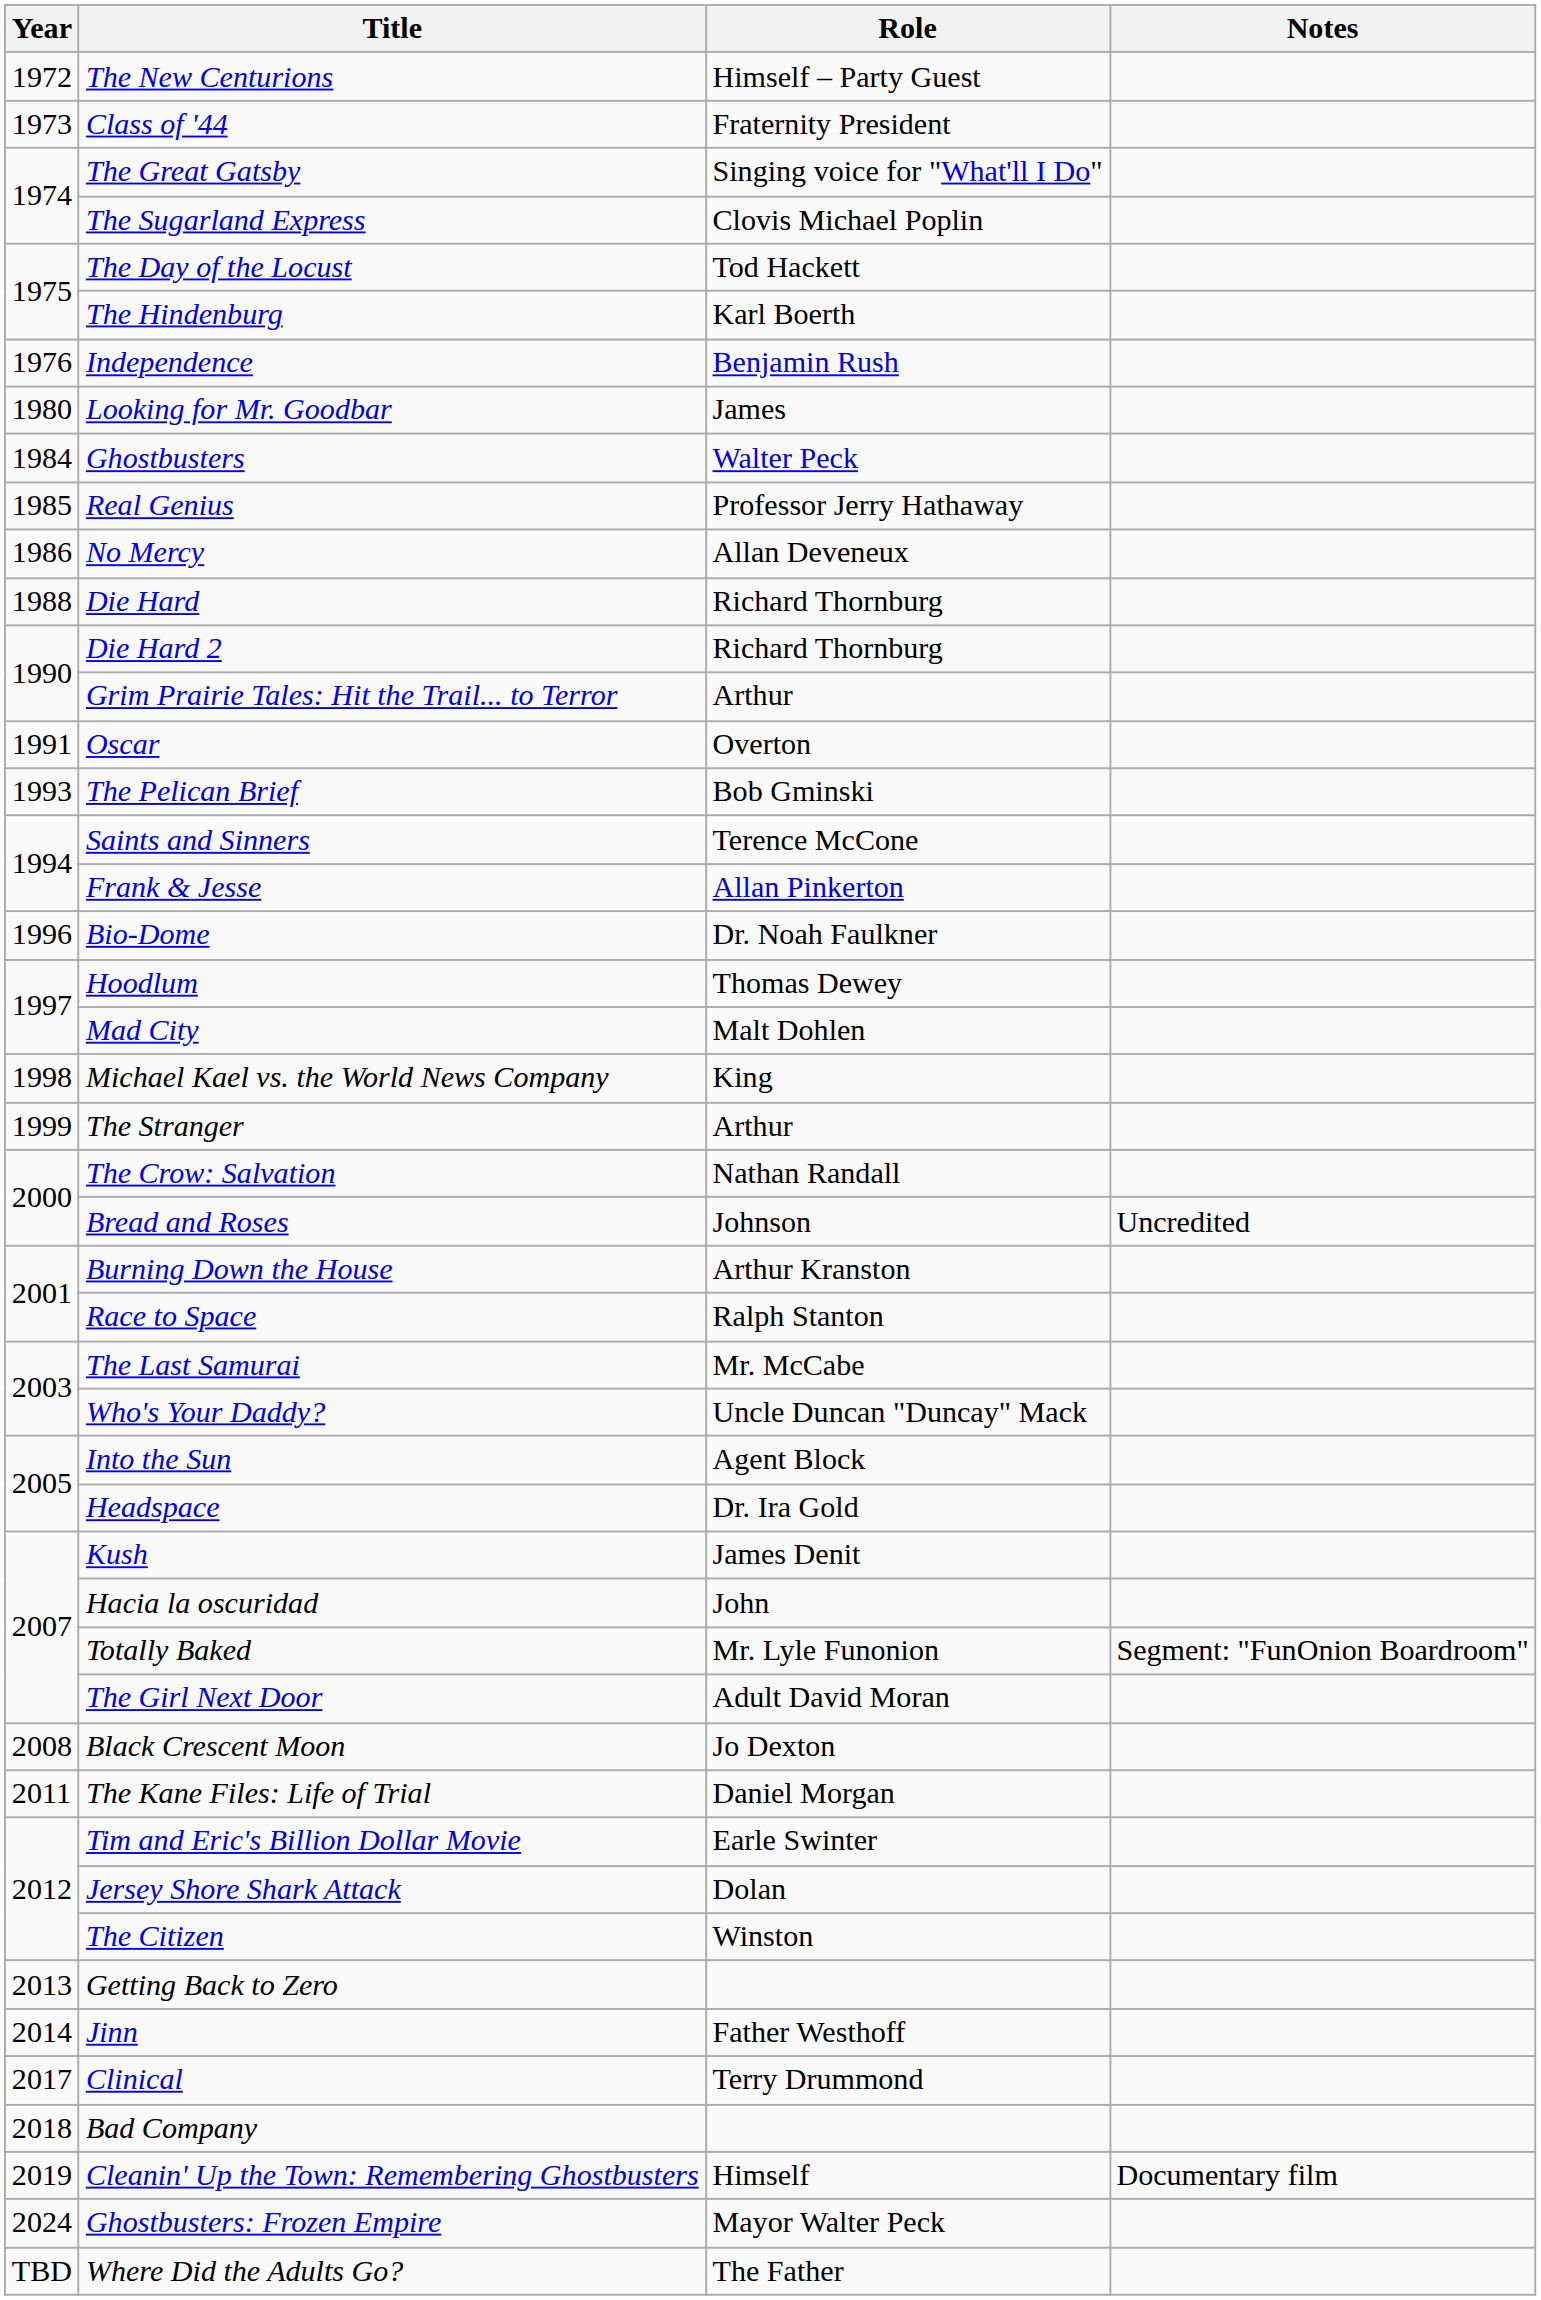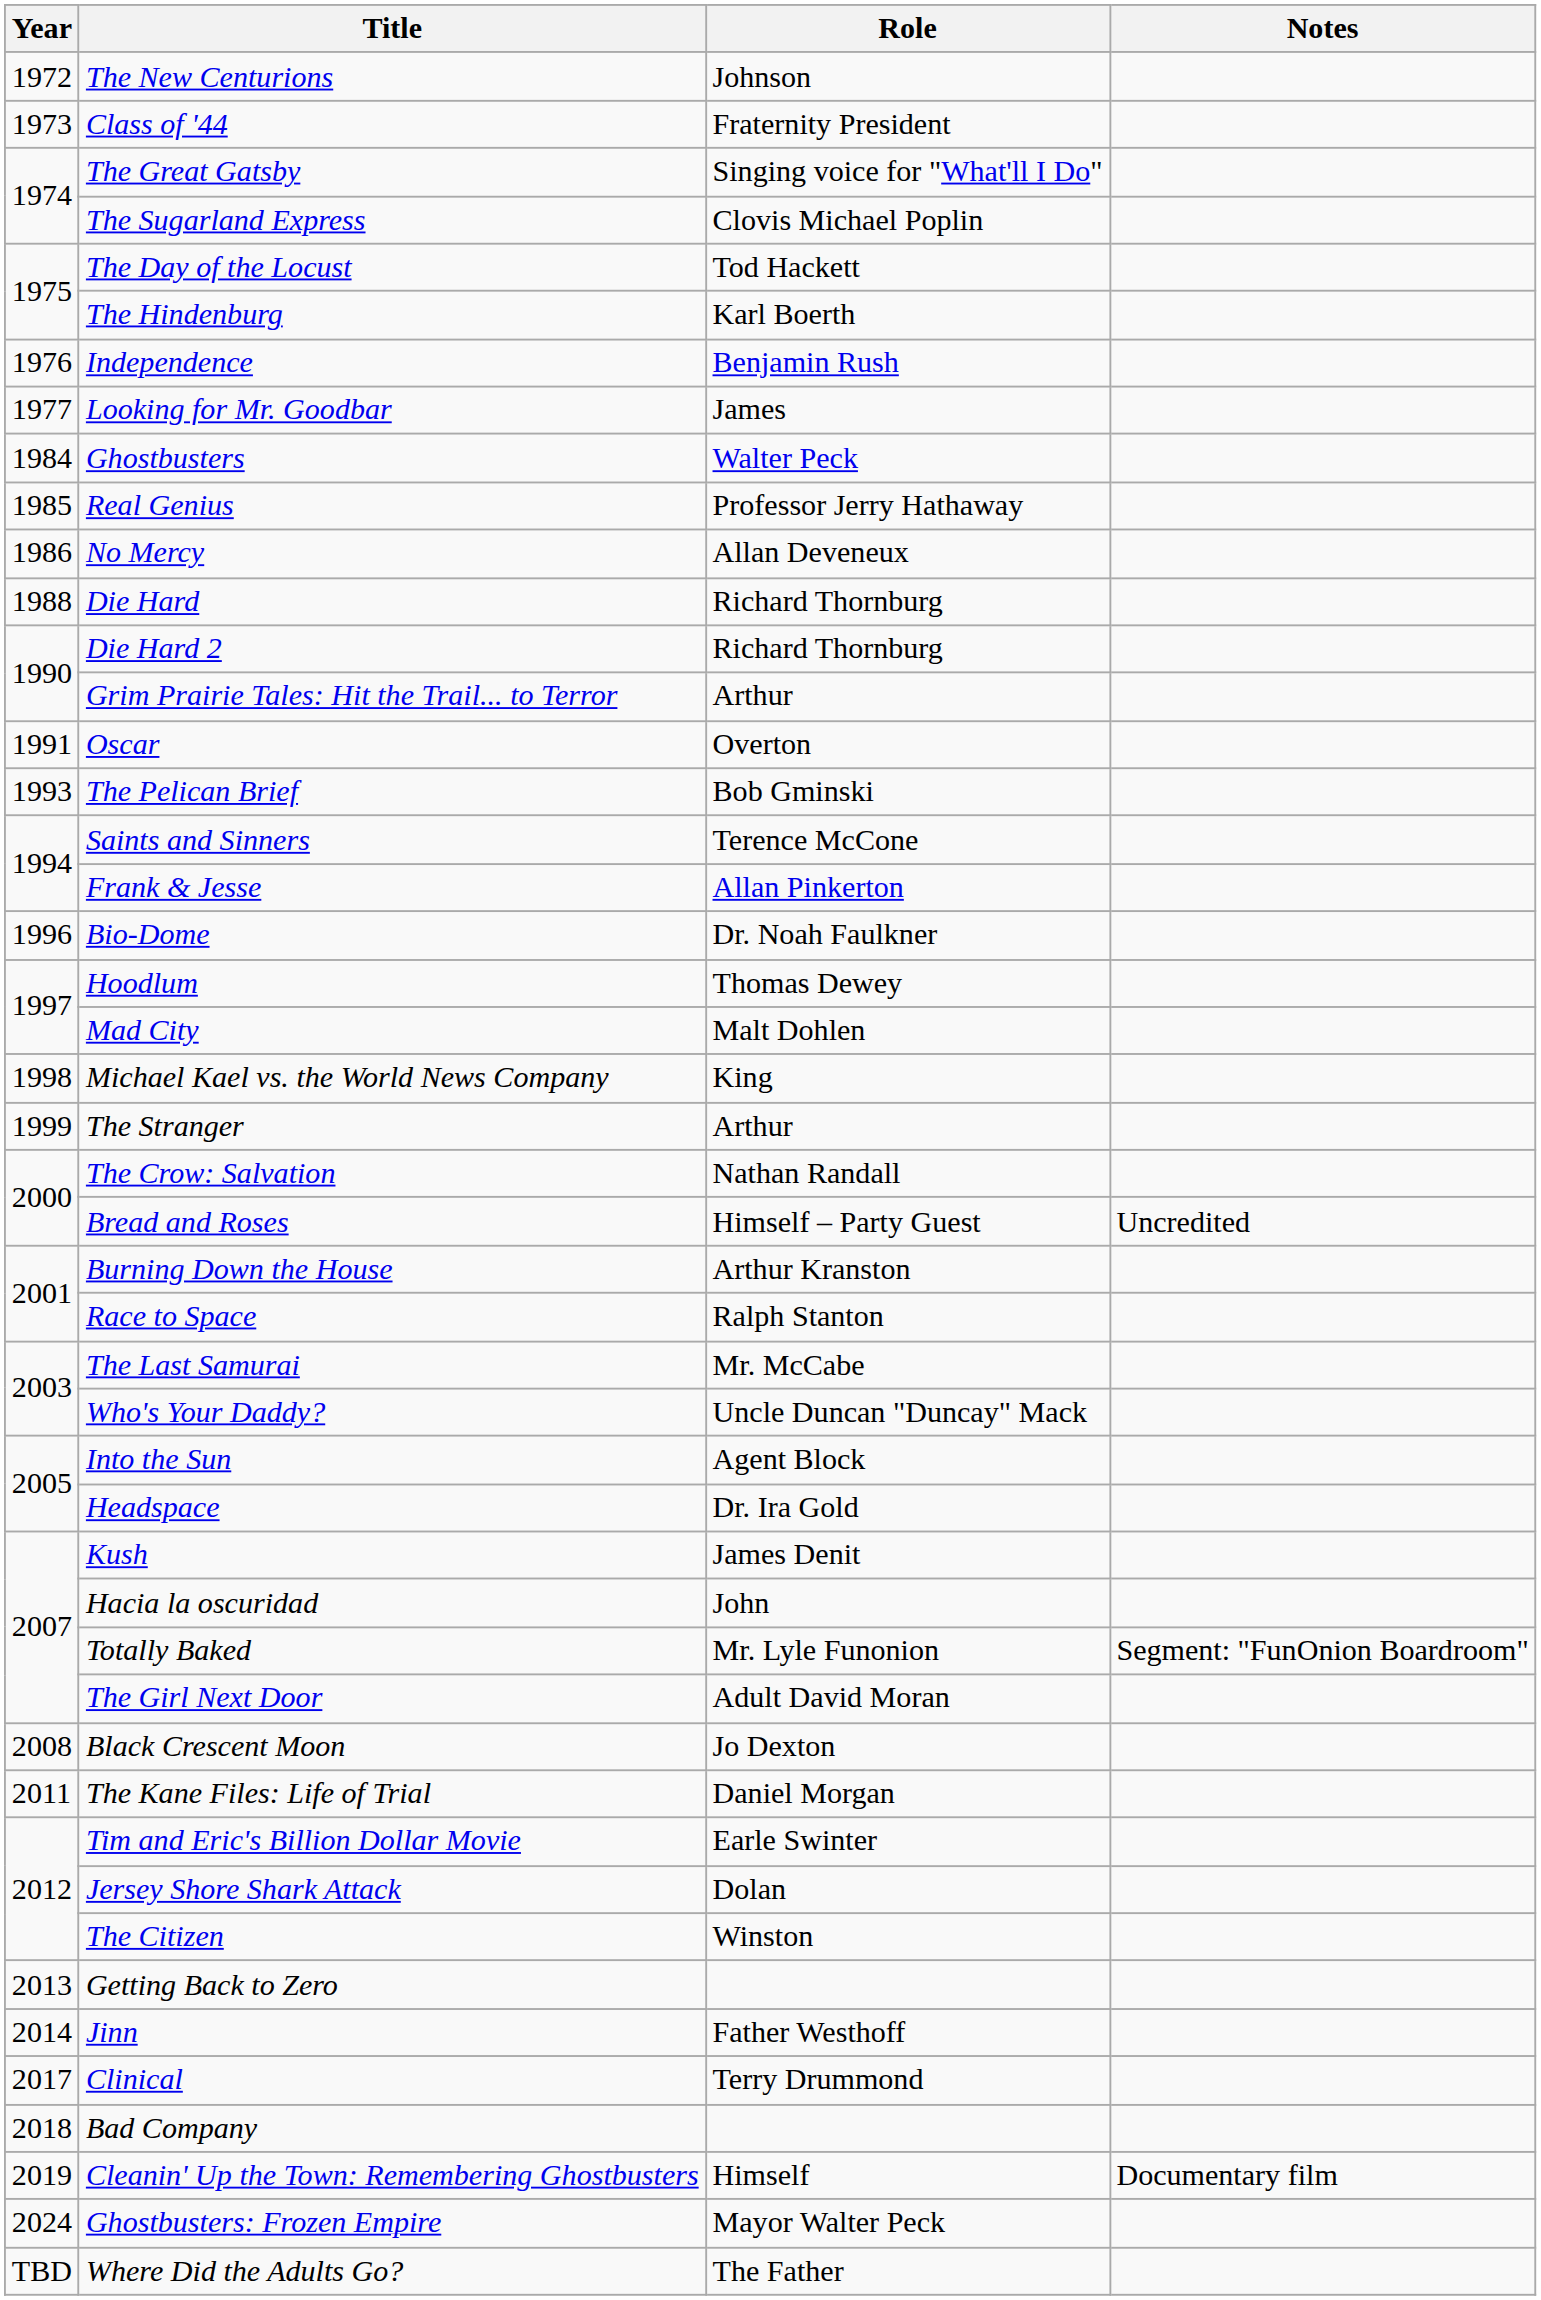(847, 76) Himself – Party Guest -> (762, 76) Johnson
(42, 409) 1980 -> (42, 409) 1977
(762, 1220) Johnson -> (847, 1220) Himself – Party Guest
